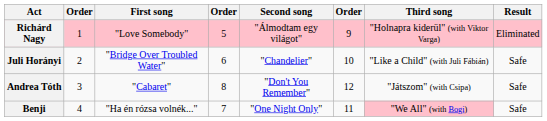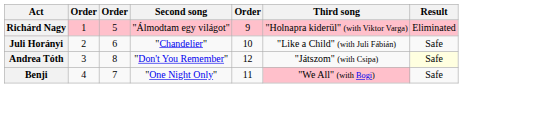- column: (152, 12)
(518, 87) no background -> (434, 59) lightyellow background
